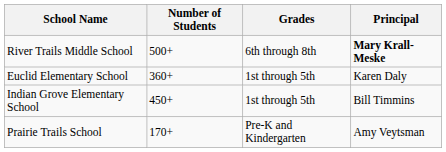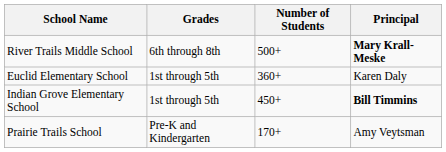columns swapped: (297, 20) <-> (195, 20)
(384, 100) normal -> (385, 100) bold
